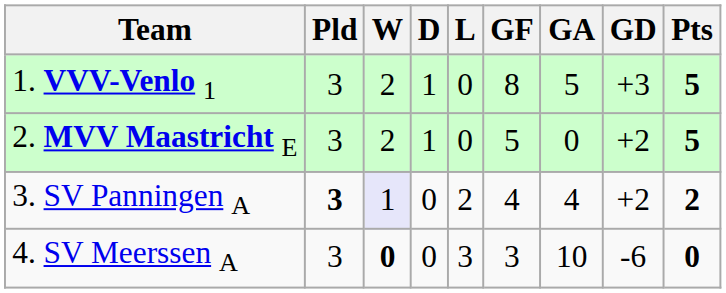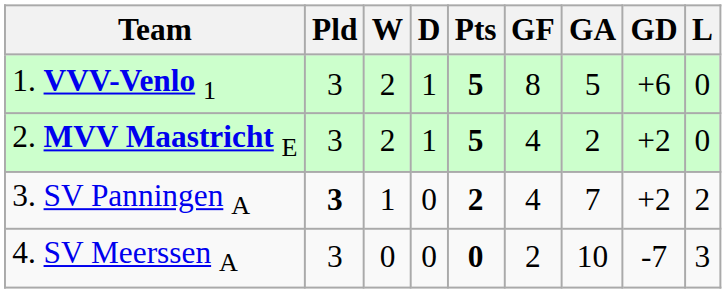columns swapped: (465, 29) <-> (692, 29)
(633, 83) +3 -> (654, 83) +6
(512, 141) 5 -> (533, 141) 4
(572, 141) 0 -> (593, 141) 2
(388, 199) lavender background -> (388, 199) no background
(572, 199) 4 -> (593, 199) 7
(388, 257) bold -> (388, 257) normal
(512, 257) 3 -> (533, 257) 2
(633, 257) -6 -> (654, 257) -7
